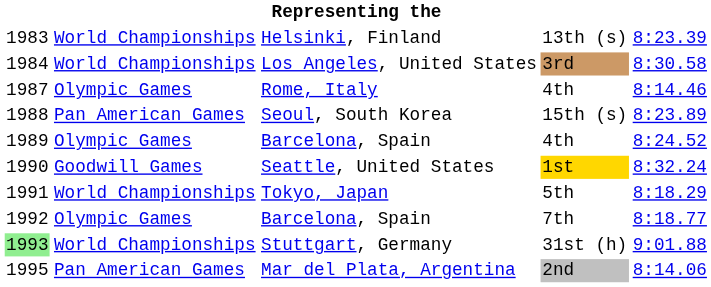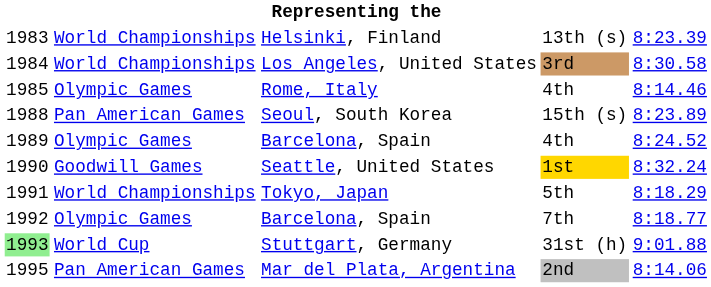(27, 90) 1987 -> (27, 90) 1985
(155, 245) World Championships -> (102, 245) World Cup
